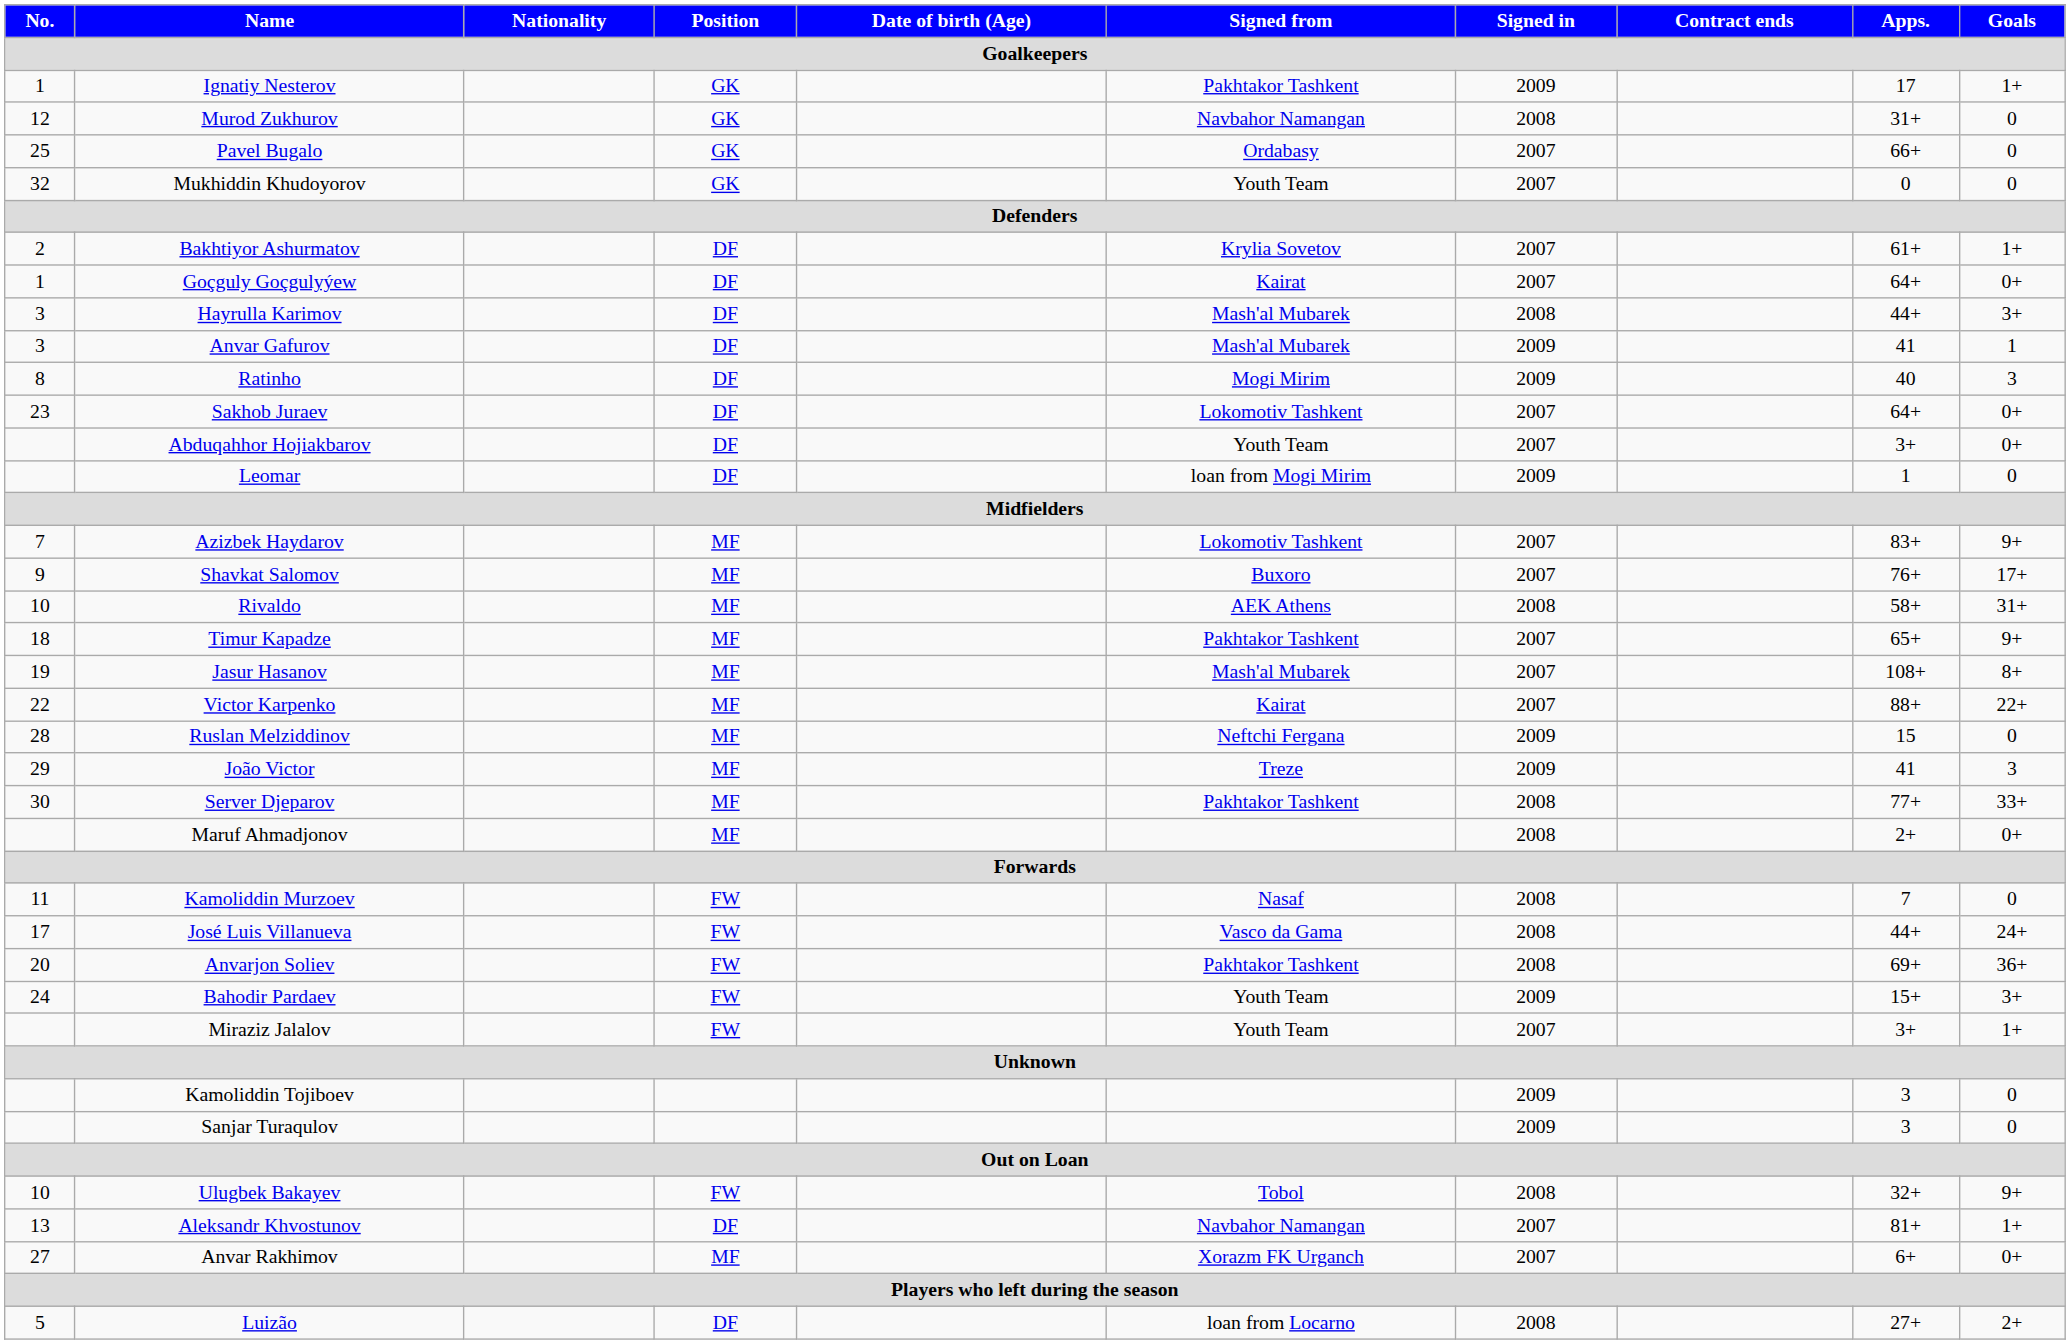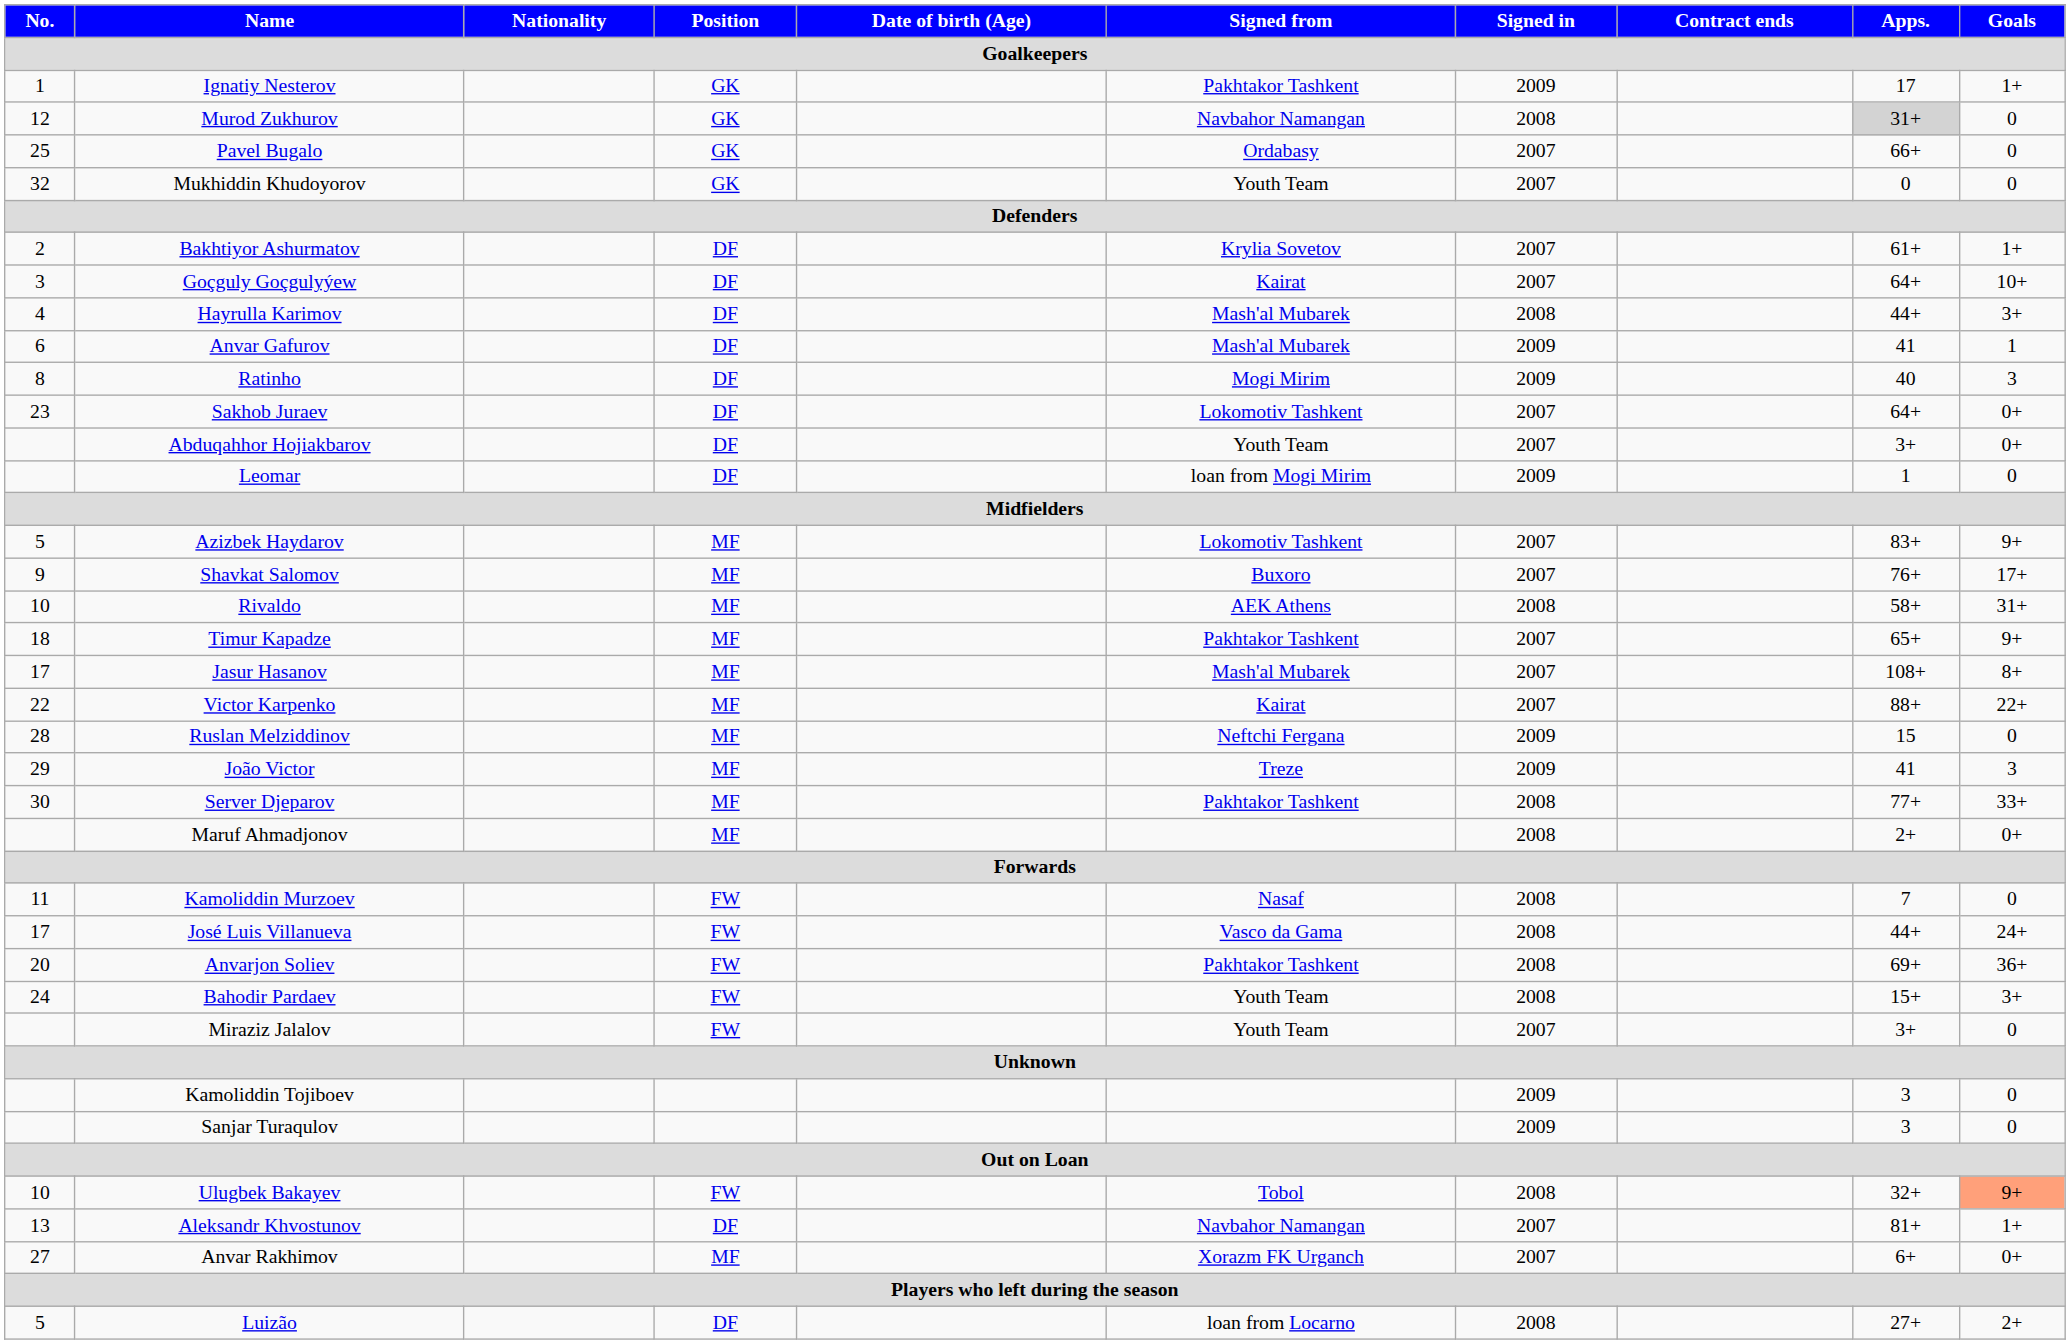(1906, 118) no background -> (1906, 118) lightgrey background
(40, 281) 1 -> (40, 281) 3
(2012, 281) 0+ -> (2012, 281) 10+
(40, 313) 3 -> (40, 313) 4
(40, 346) 3 -> (40, 346) 6
(40, 541) 7 -> (40, 541) 5
(40, 671) 19 -> (40, 671) 17
(1536, 997) 2009 -> (1536, 997) 2008
(2012, 1029) 1+ -> (2012, 1029) 0
(2012, 1192) no background -> (2012, 1192) lightsalmon background
